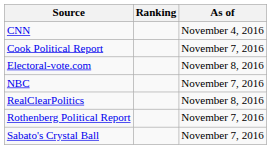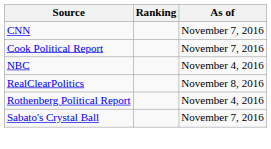(222, 30) November 4, 2016 -> (222, 30) November 7, 2016
- row: (49, 65)
(222, 83) November 7, 2016 -> (222, 65) November 4, 2016
(222, 118) November 7, 2016 -> (222, 100) November 4, 2016
